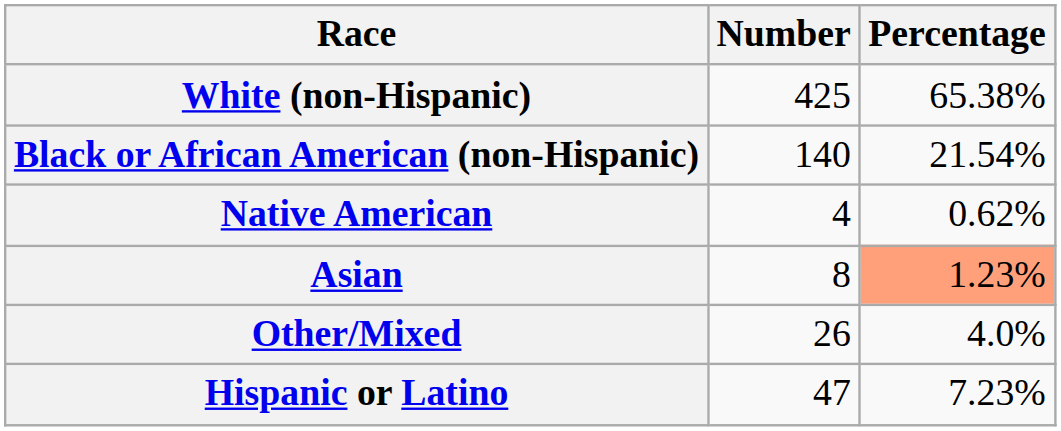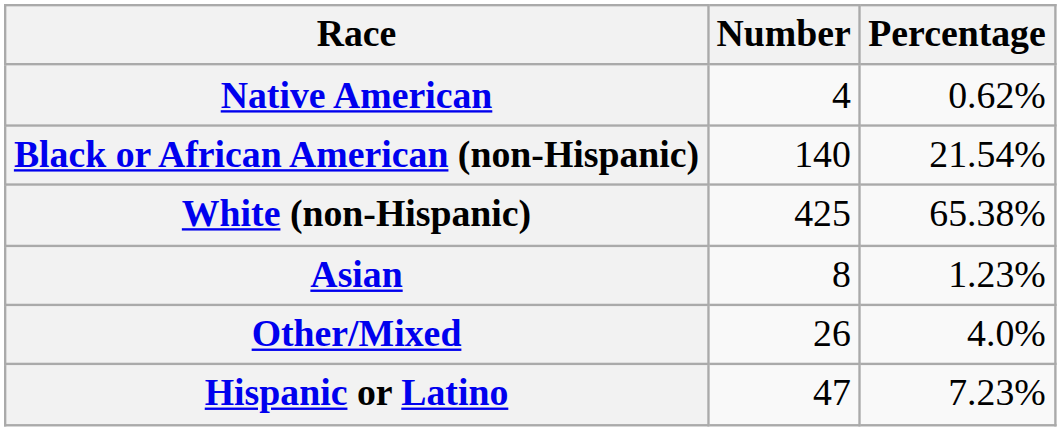rows swapped: (357, 94) <-> (357, 214)
(997, 273) lightsalmon background -> (997, 273) no background
